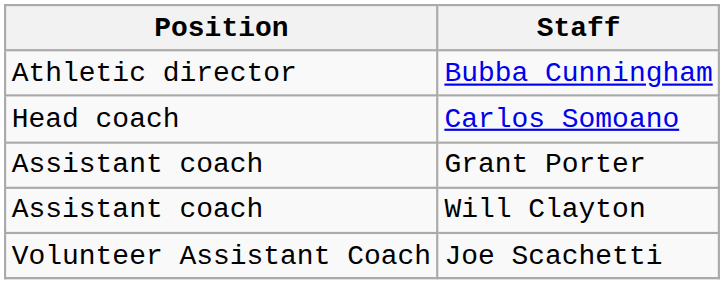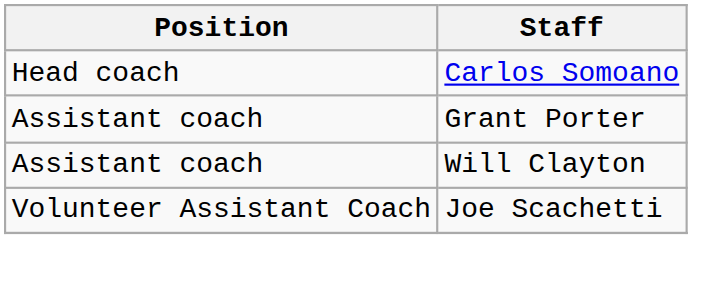- row: (579, 73)
